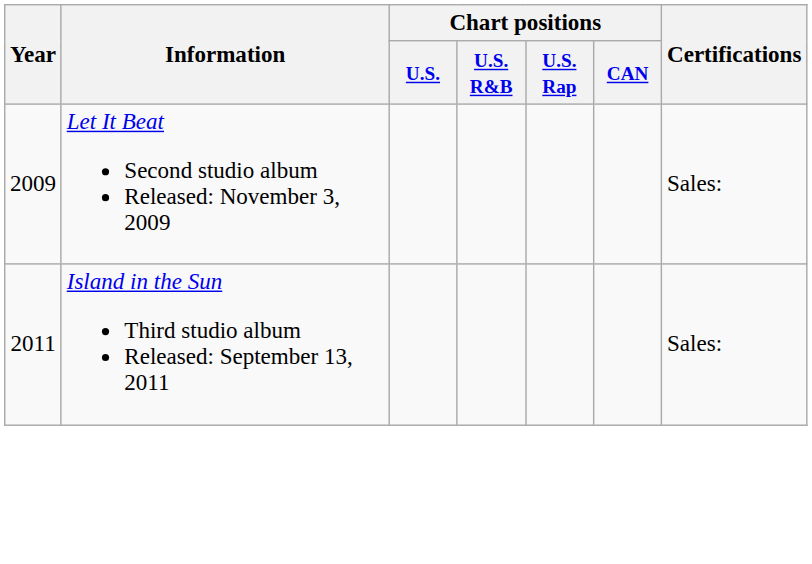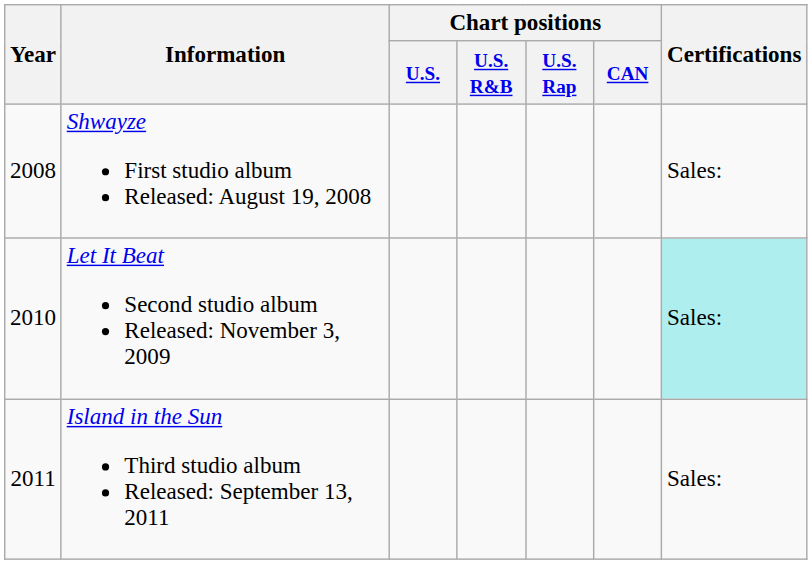+ row: (225, 159)
(33, 183) 2009 -> (33, 318) 2010
(695, 183) no background -> (695, 318) paleturquoise background
